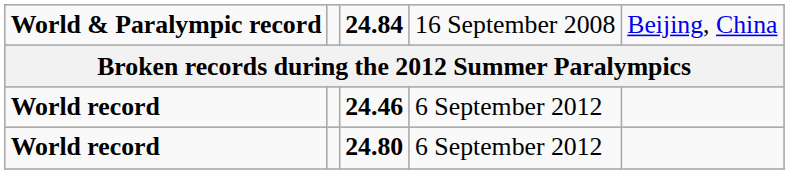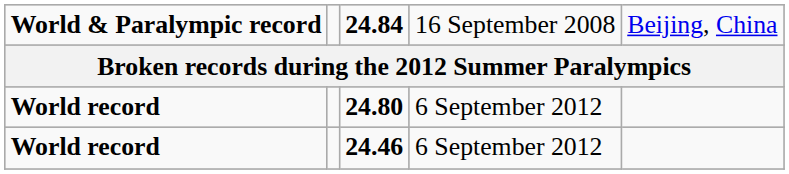rows swapped: (374, 147) <-> (374, 106)
